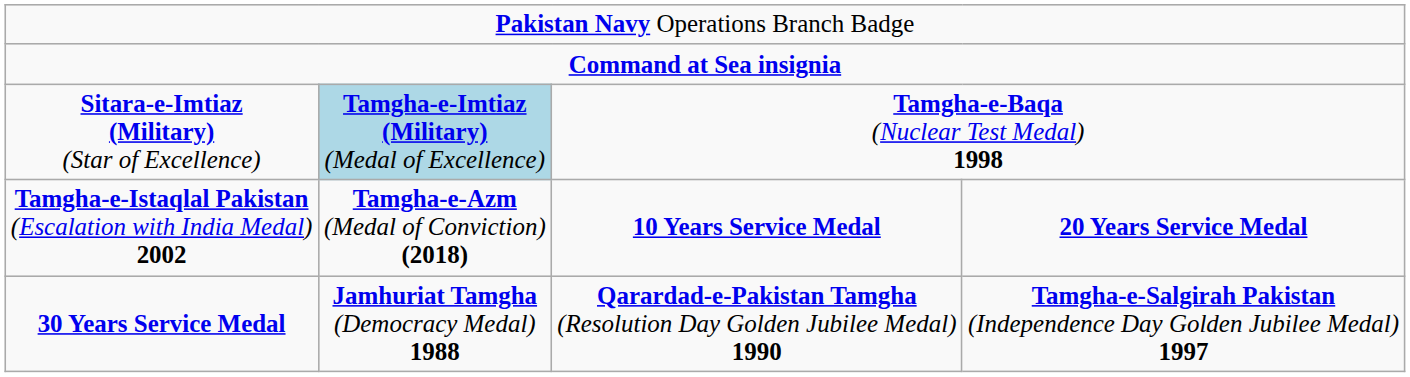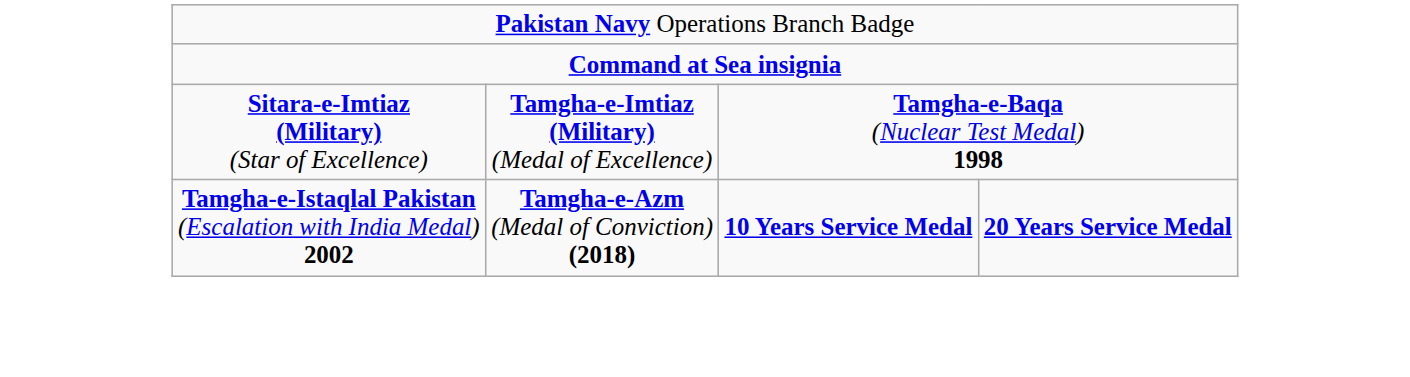(435, 131) lightblue background -> (602, 131) no background
- row: (162, 323)
